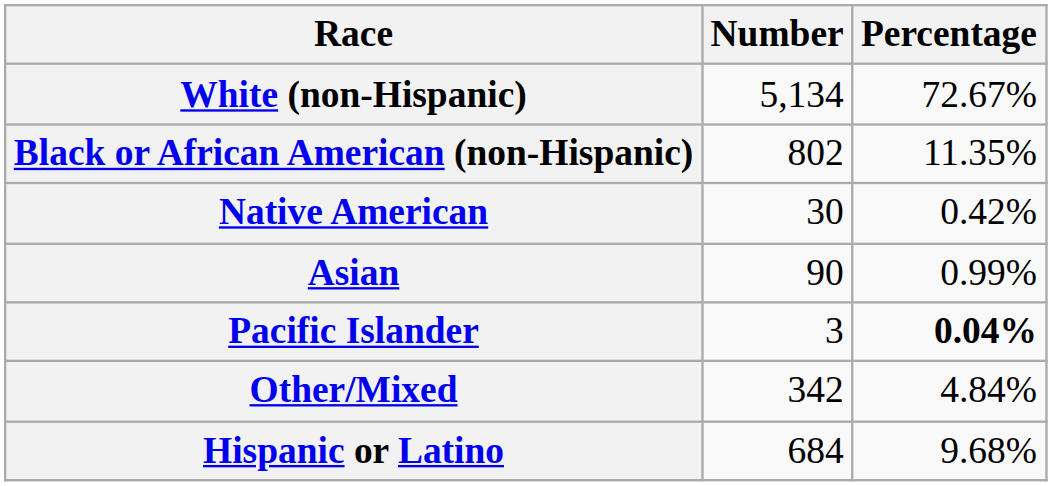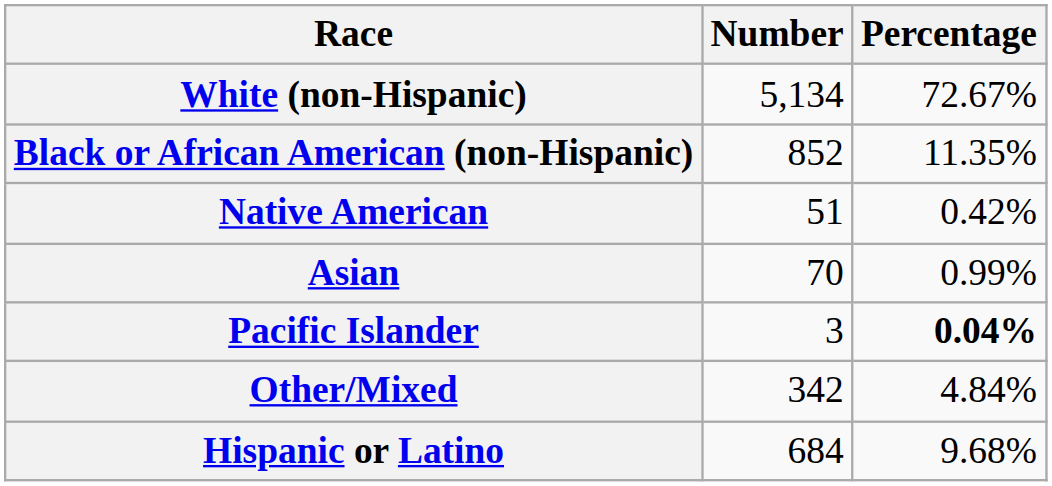(816, 152) 802 -> (816, 152) 852
(825, 212) 30 -> (825, 212) 51
(825, 271) 90 -> (825, 271) 70
